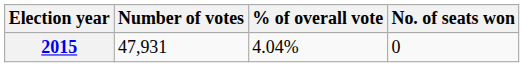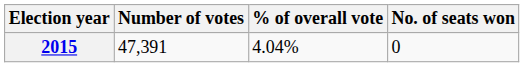(143, 47) 47,931 -> (143, 47) 47,391
